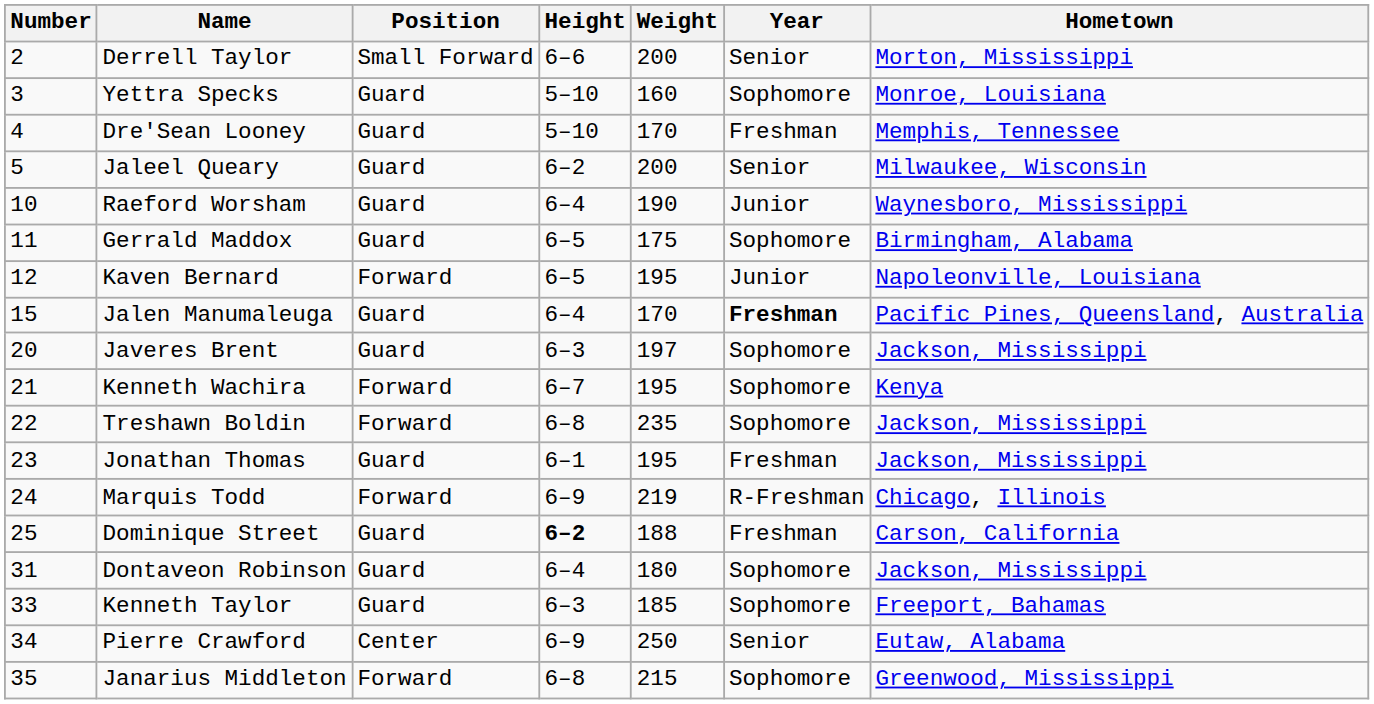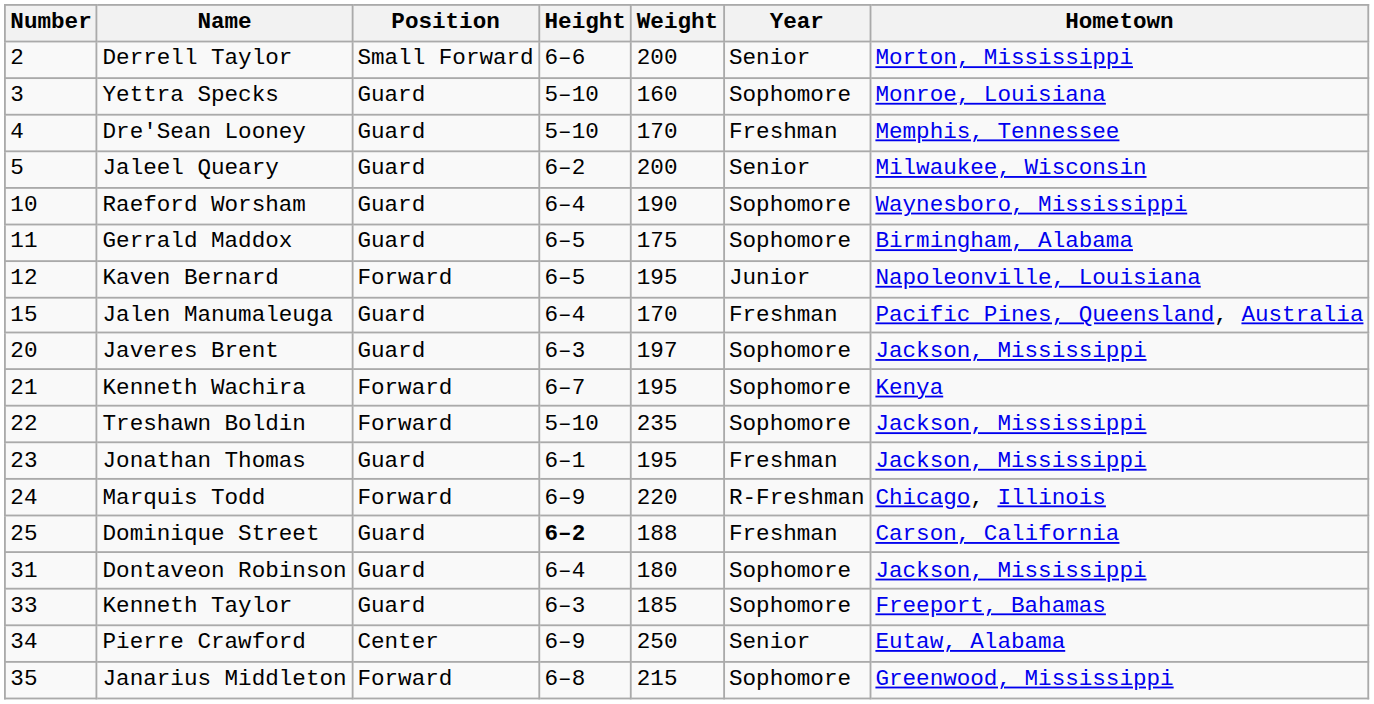(770, 206) Junior -> (790, 206) Sophomore
(783, 315) bold -> (783, 315) normal
(565, 425) 6–8 -> (572, 425) 5–10
(657, 498) 219 -> (657, 498) 220
